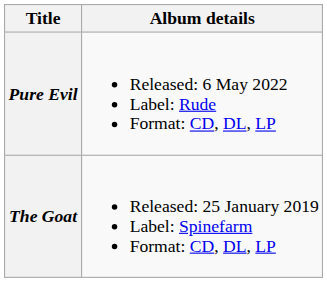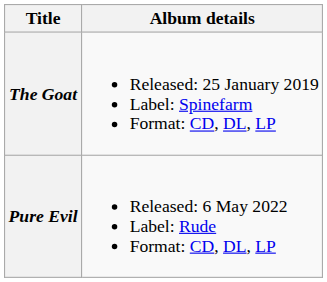rows swapped: (43, 216) <-> (43, 93)
